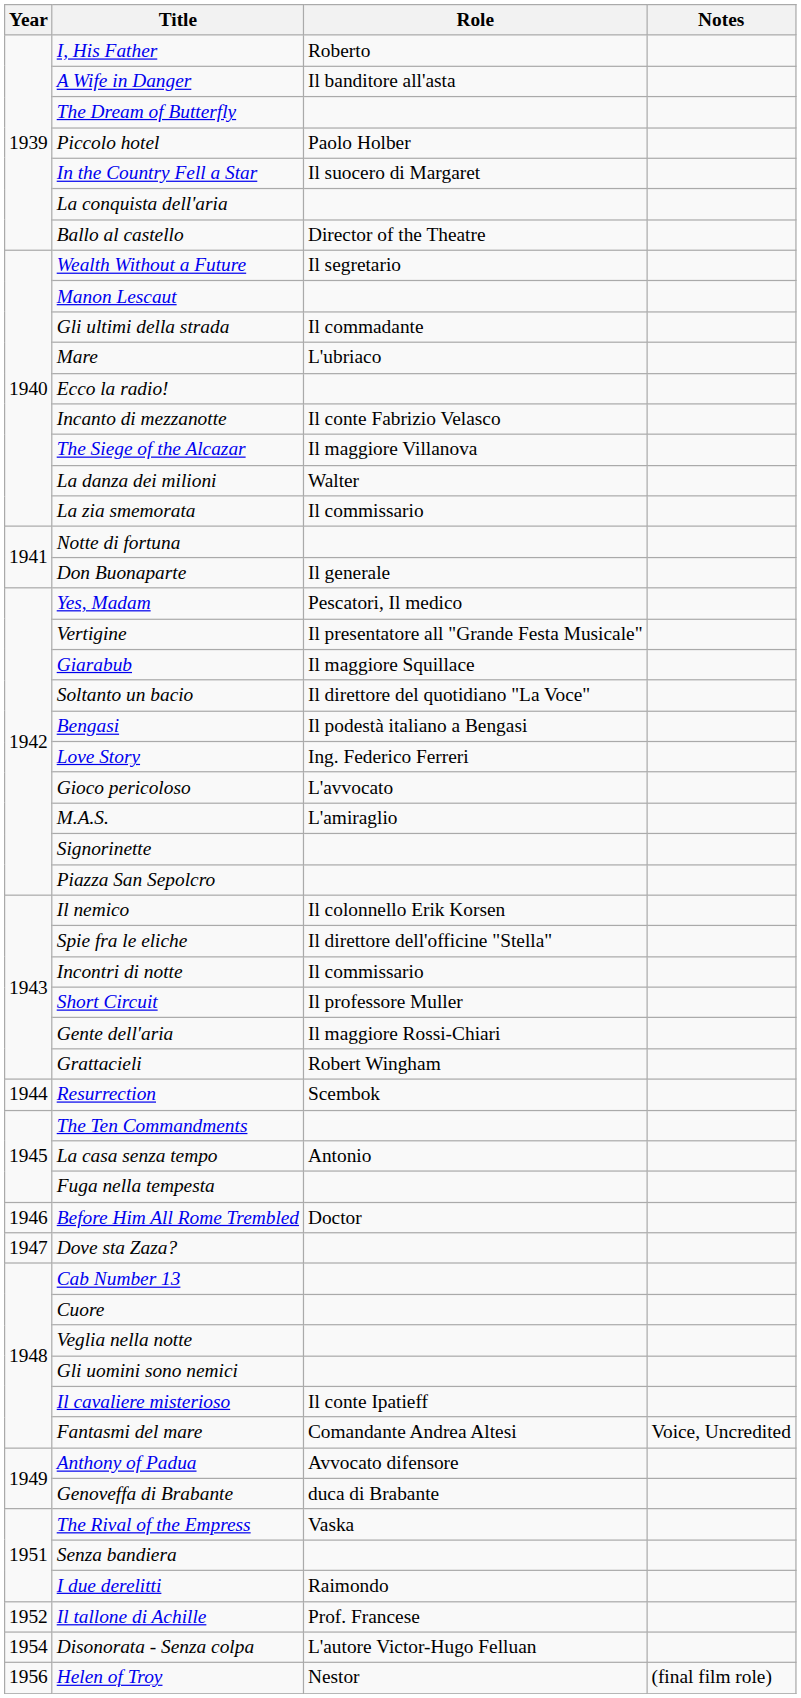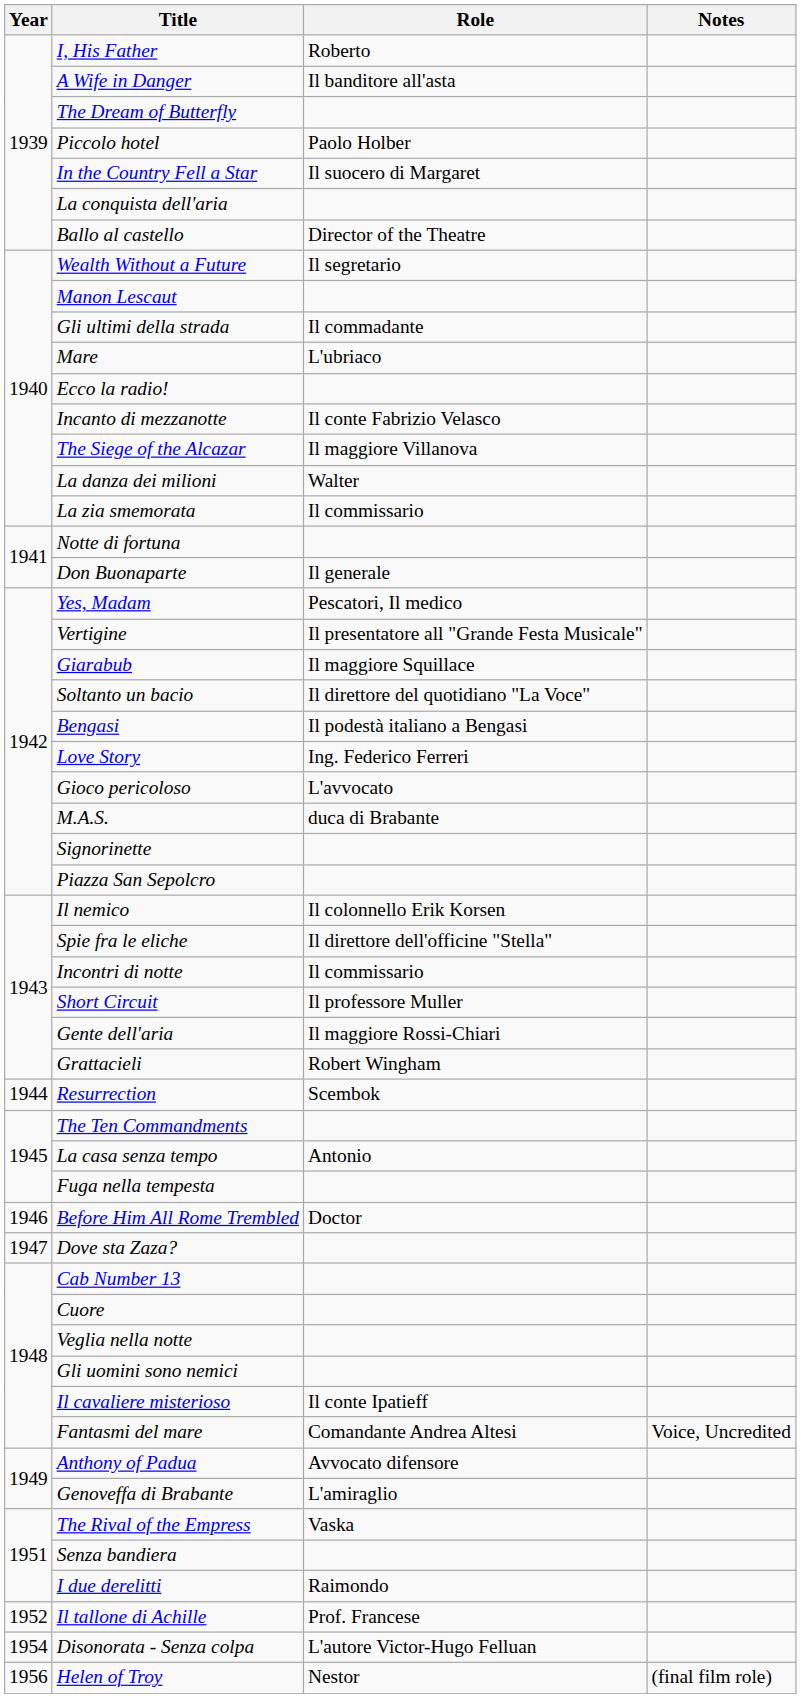(353, 818) L'amiraglio -> (374, 818) duca di Brabante
(374, 1493) duca di Brabante -> (353, 1493) L'amiraglio
